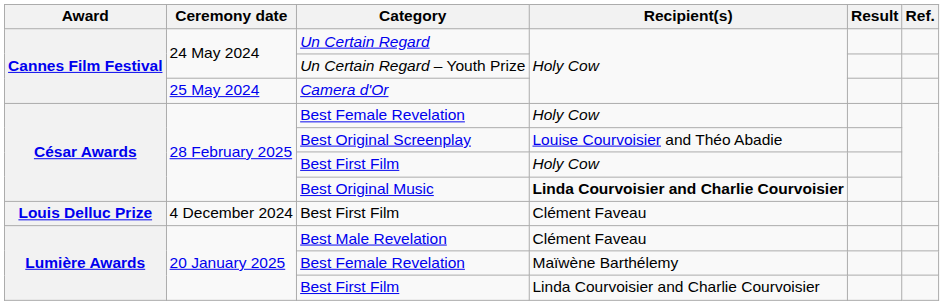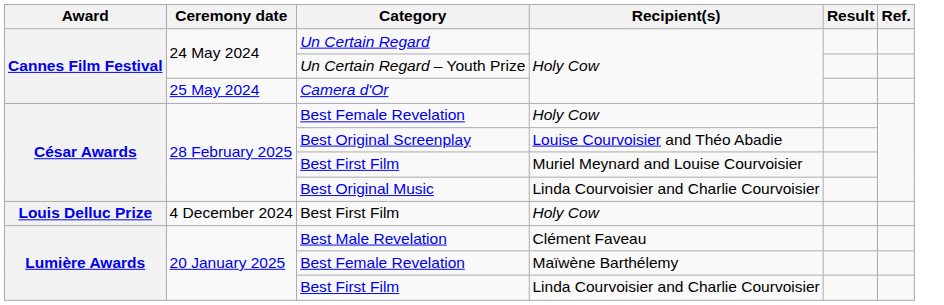(566, 164) Holy Cow -> (667, 164) Muriel Meynard and Louise Courvoisier
(688, 189) bold -> (676, 189) normal
(589, 213) Clément Faveau -> (566, 213) Holy Cow
